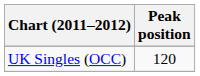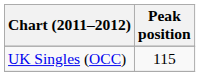(164, 58) 120 -> (164, 58) 115
